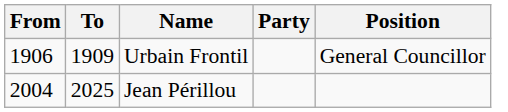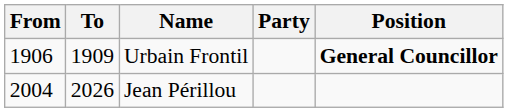(403, 55) normal -> (409, 55) bold
(92, 90) 2025 -> (92, 90) 2026
